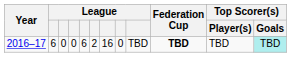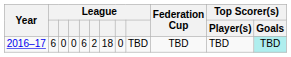(107, 44) 16 -> (107, 44) 18
(179, 44) bold -> (179, 44) normal
